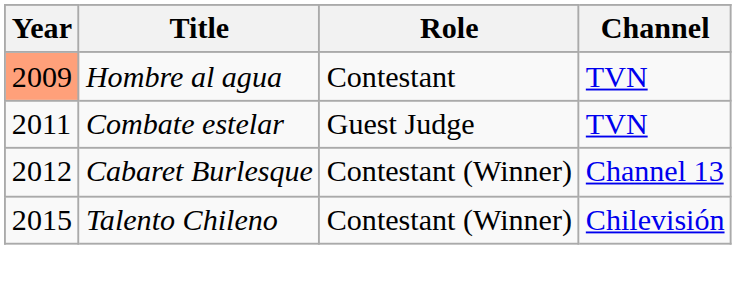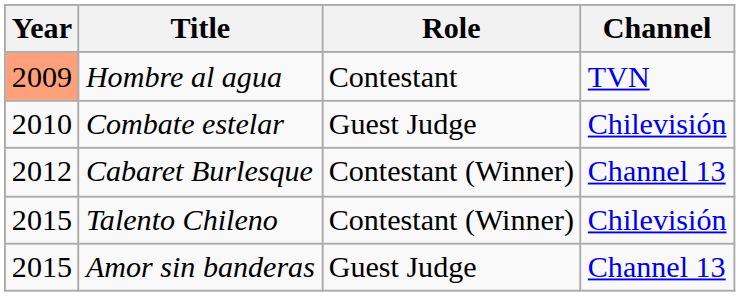(41, 123) 2011 -> (42, 123) 2010
(617, 123) TVN -> (657, 123) Chilevisión
+ row: (200, 266)
